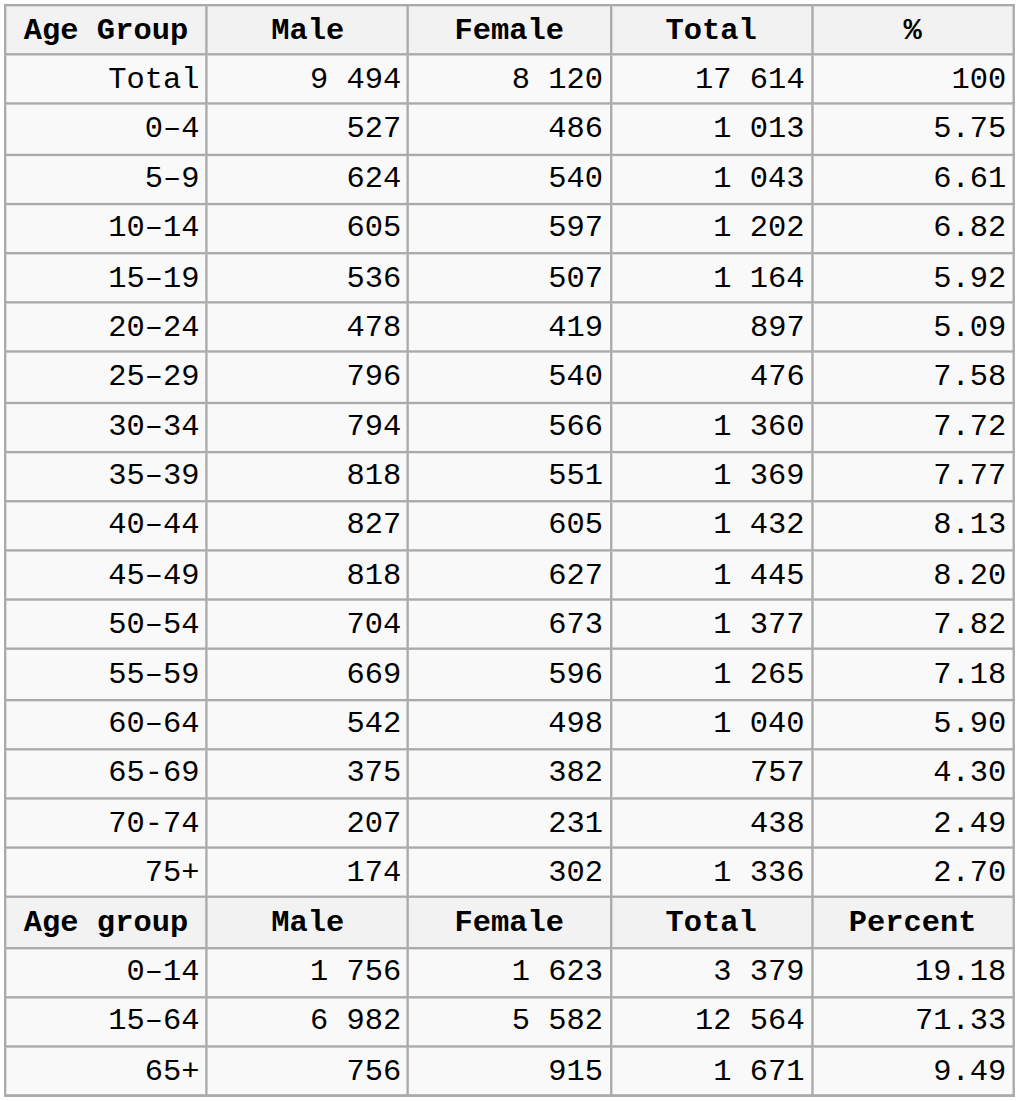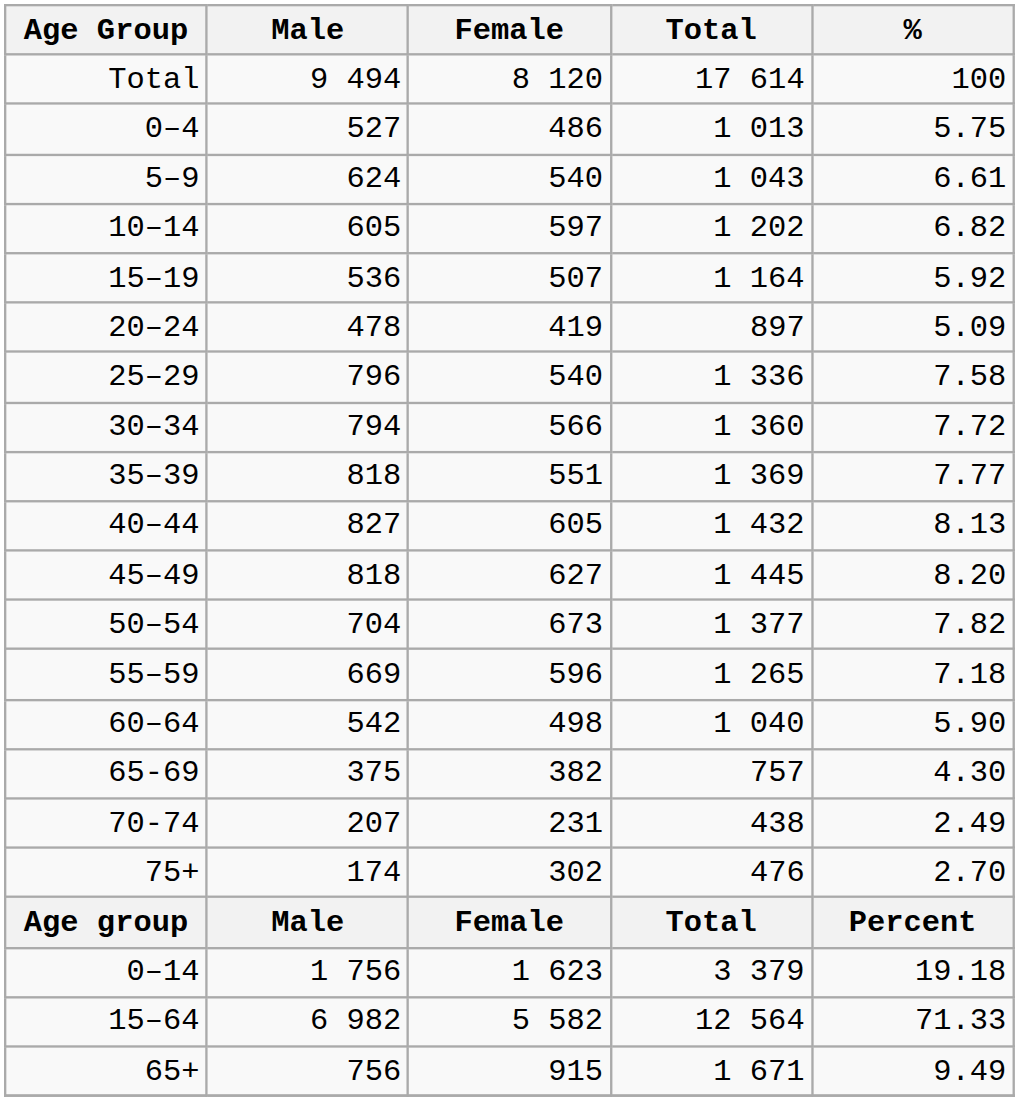(777, 377) 476 -> (759, 377) 1 336
(759, 873) 1 336 -> (777, 873) 476
